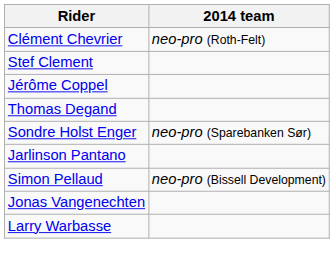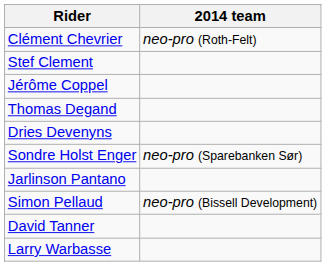+ row: (60, 132)
+ row: (51, 226)
- row: (76, 202)
